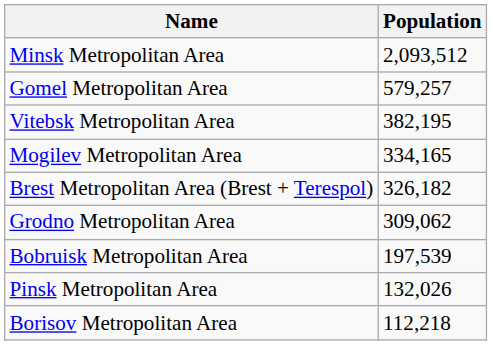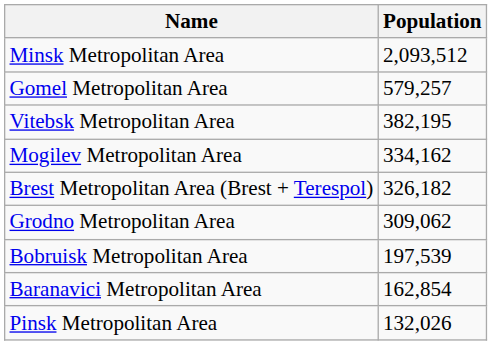(417, 155) 334,165 -> (417, 155) 334,162
+ row: (136, 289)
- row: (123, 322)
